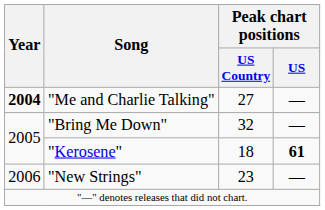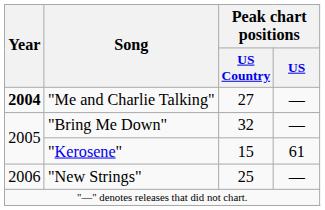(246, 151) 18 -> (246, 151) 15
(297, 151) bold -> (297, 151) normal
(246, 176) 23 -> (246, 176) 25
